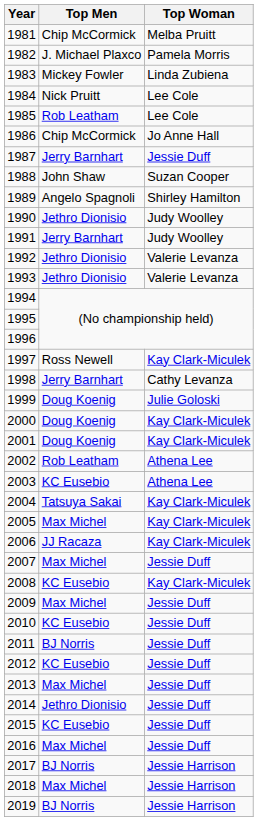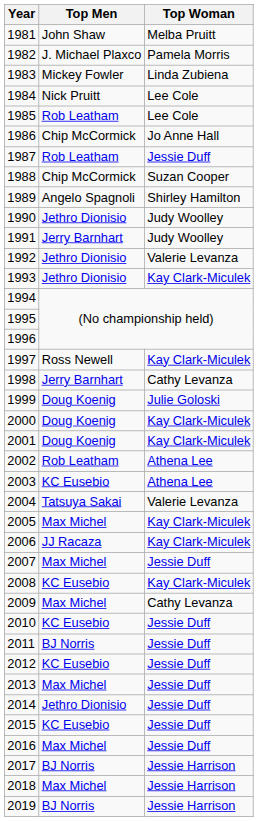(89, 34) Chip McCormick -> (73, 34) John Shaw
(82, 156) Jerry Barnhart -> (80, 156) Rob Leatham
(73, 177) John Shaw -> (89, 177) Chip McCormick
(193, 278) Valerie Levanza -> (199, 278) Kay Clark-Miculek
(199, 501) Kay Clark-Miculek -> (193, 501) Valerie Levanza
(179, 603) Jessie Duff -> (190, 603) Cathy Levanza
